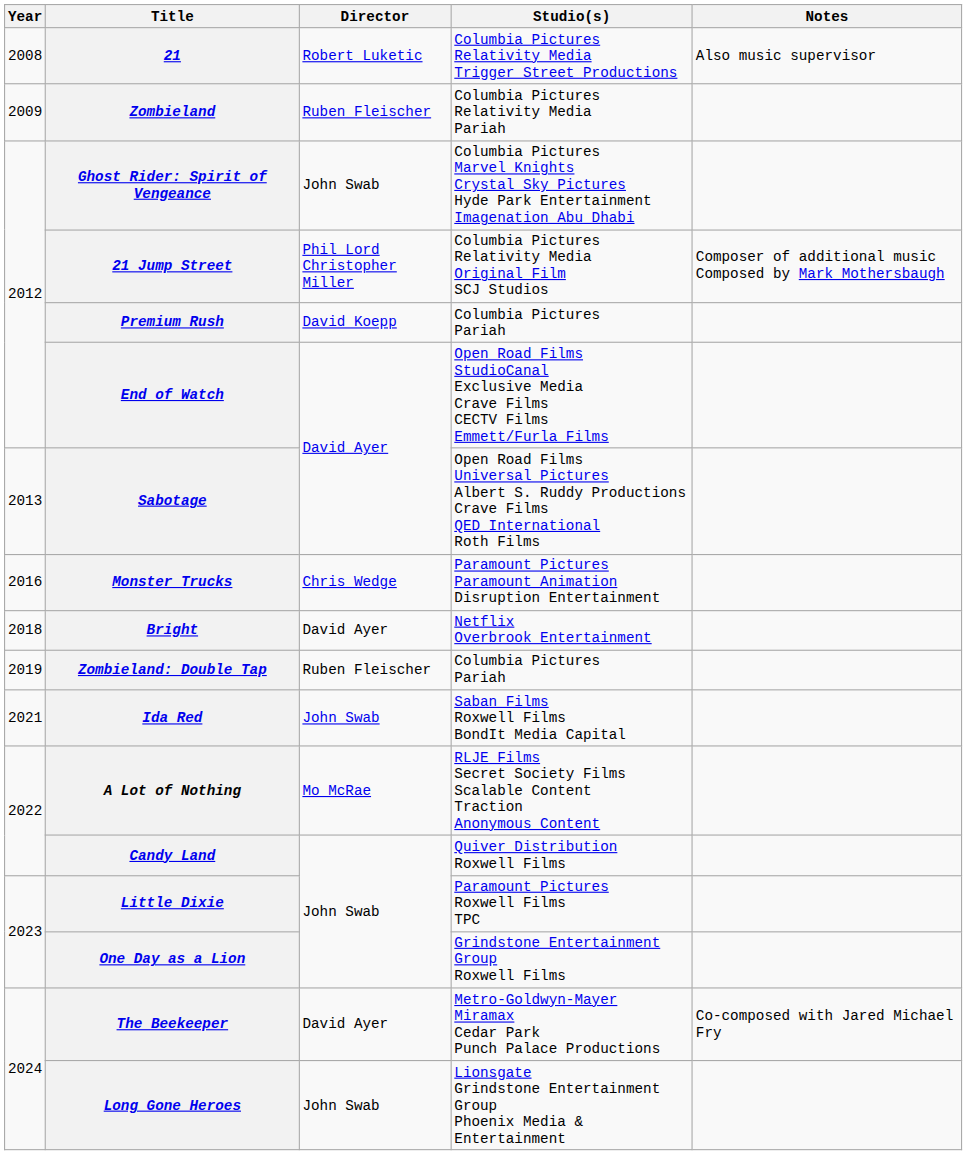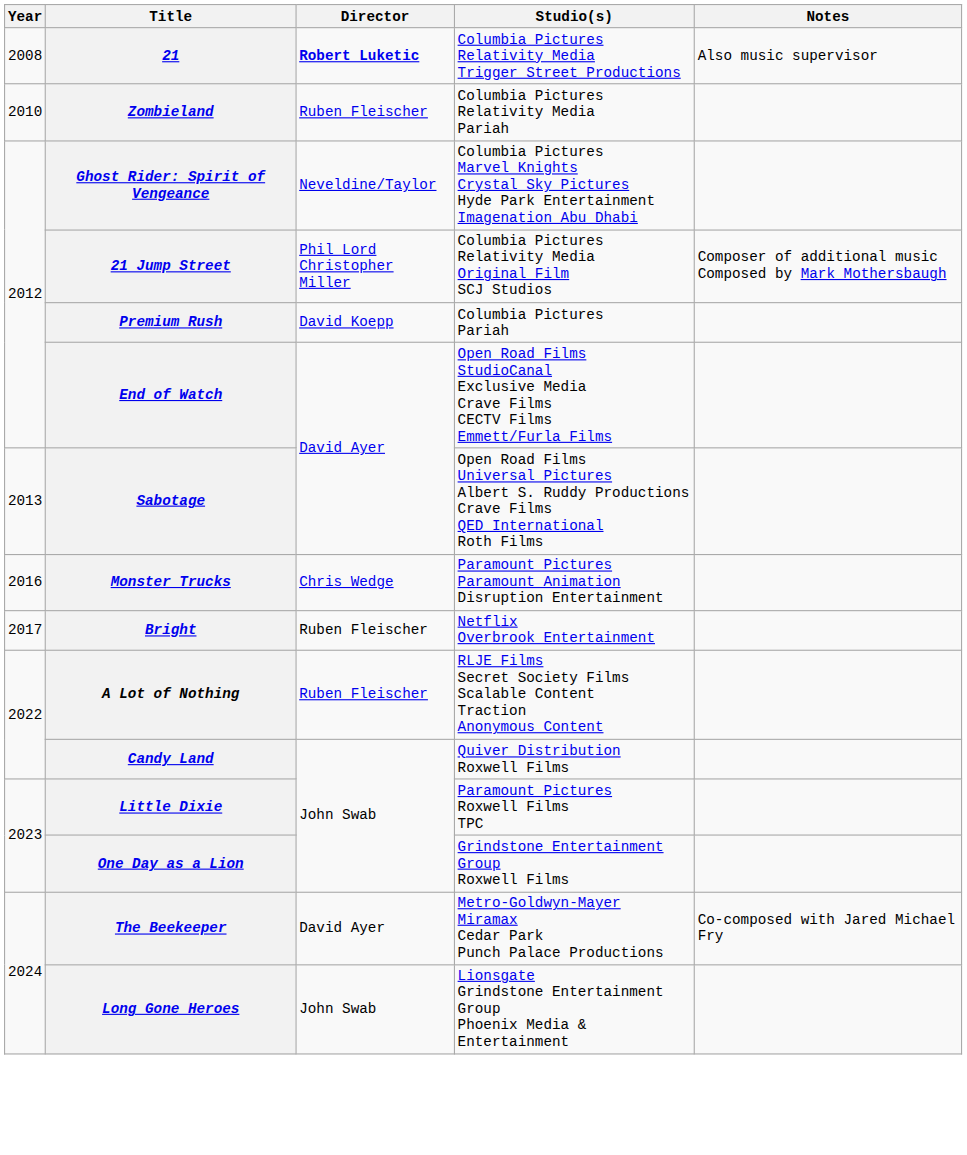(362, 56) normal -> (359, 56) bold
(25, 112) 2009 -> (25, 112) 2010
(341, 185) John Swab -> (368, 185) Neveldine/Taylor
(25, 630) 2018 -> (25, 630) 2017
(345, 630) David Ayer -> (364, 630) Ruben Fleischer
- row: (172, 670)
- row: (172, 718)
(337, 791) Mo McRae -> (364, 695) Ruben Fleischer
